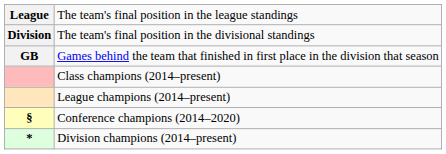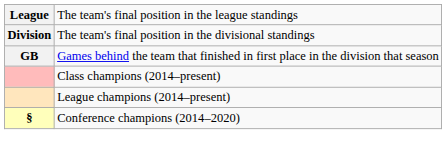- row: (147, 138)
